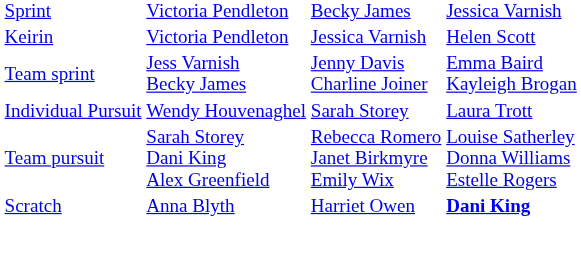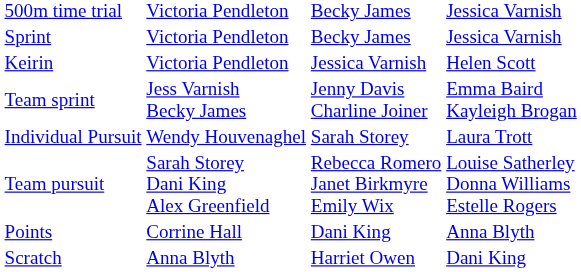+ row: (63, 10)
+ row: (28, 231)
(488, 205) bold -> (486, 258) normal
